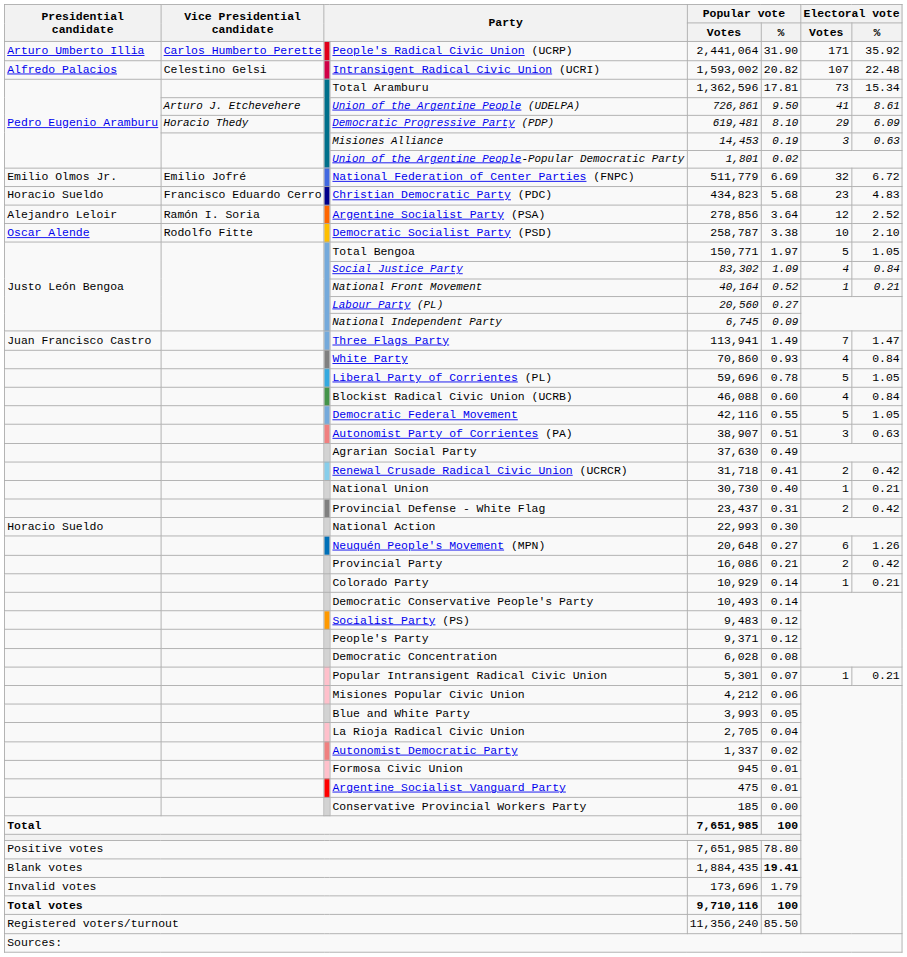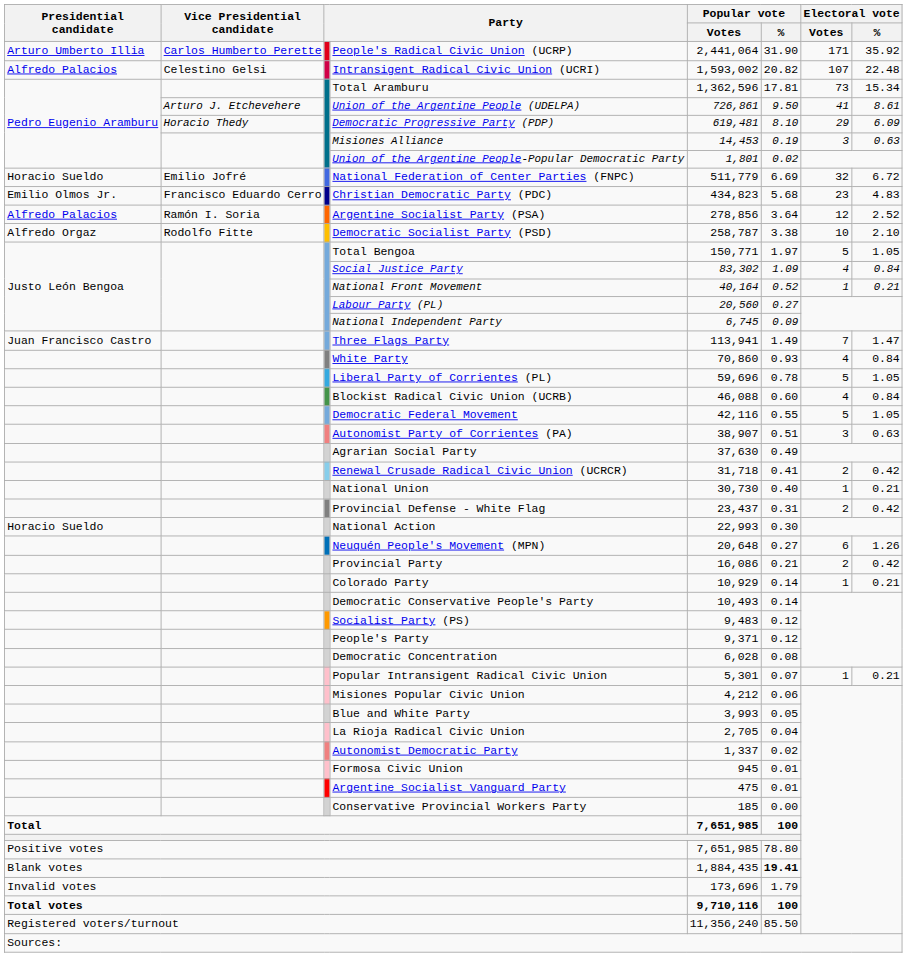(62, 177) Emilio Olmos Jr. -> (55, 177) Horacio Sueldo
(55, 196) Horacio Sueldo -> (62, 196) Emilio Olmos Jr.
(62, 214) Alejandro Leloir -> (62, 214) Alfredo Palacios
(48, 233) Oscar Alende -> (52, 233) Alfredo Orgaz
